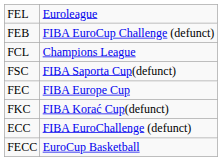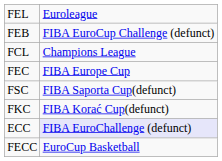rows swapped: (18, 90) <-> (18, 71)
(117, 128) no background -> (117, 128) lavender background
